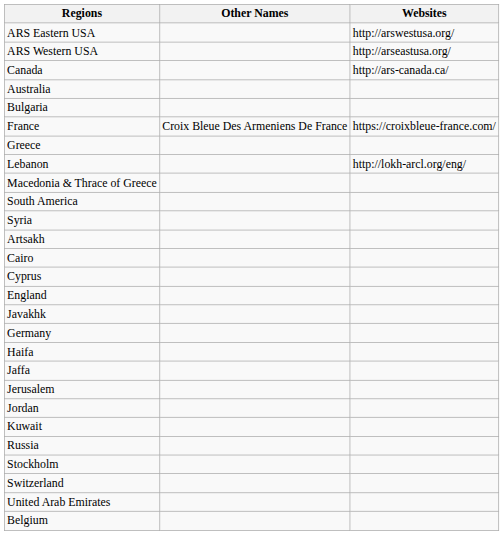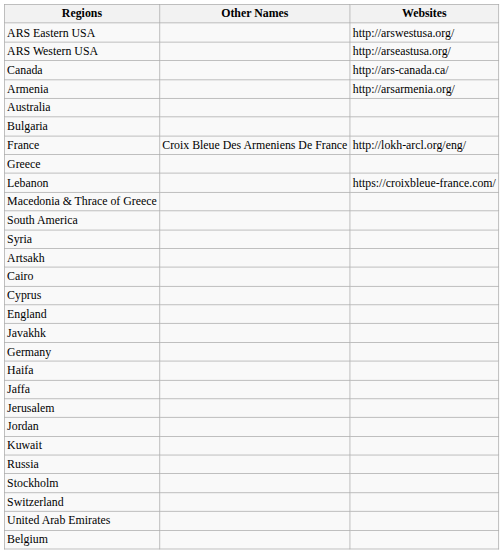+ row: (28, 88)
(424, 126) https://croixbleue-france.com/ -> (409, 145) http://lokh-arcl.org/eng/
(409, 164) http://lokh-arcl.org/eng/ -> (424, 182) https://croixbleue-france.com/
